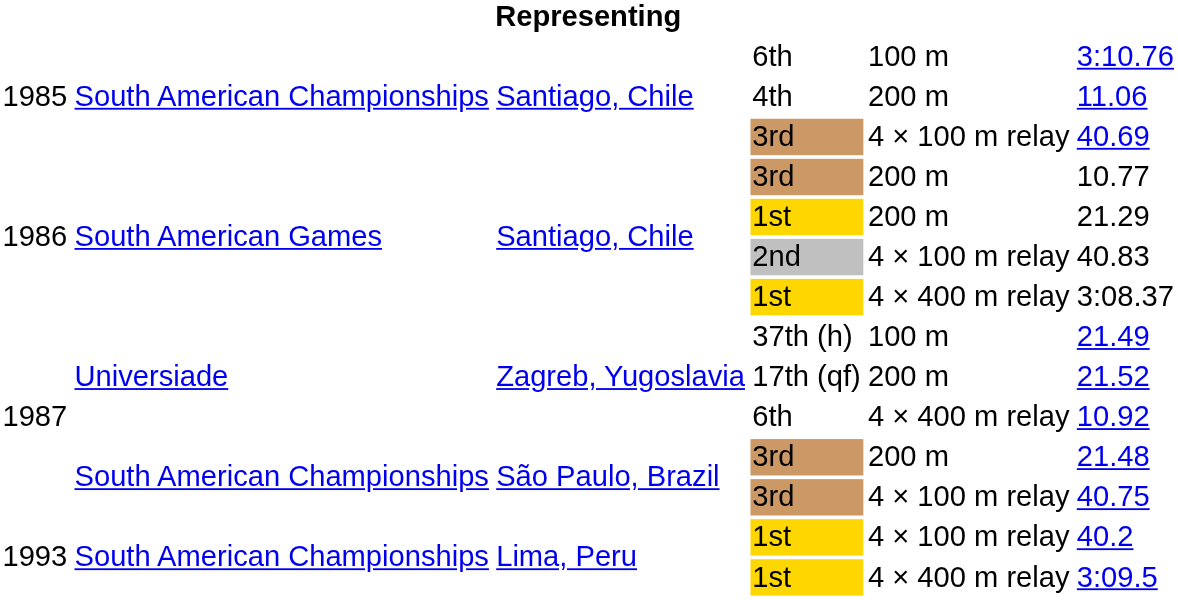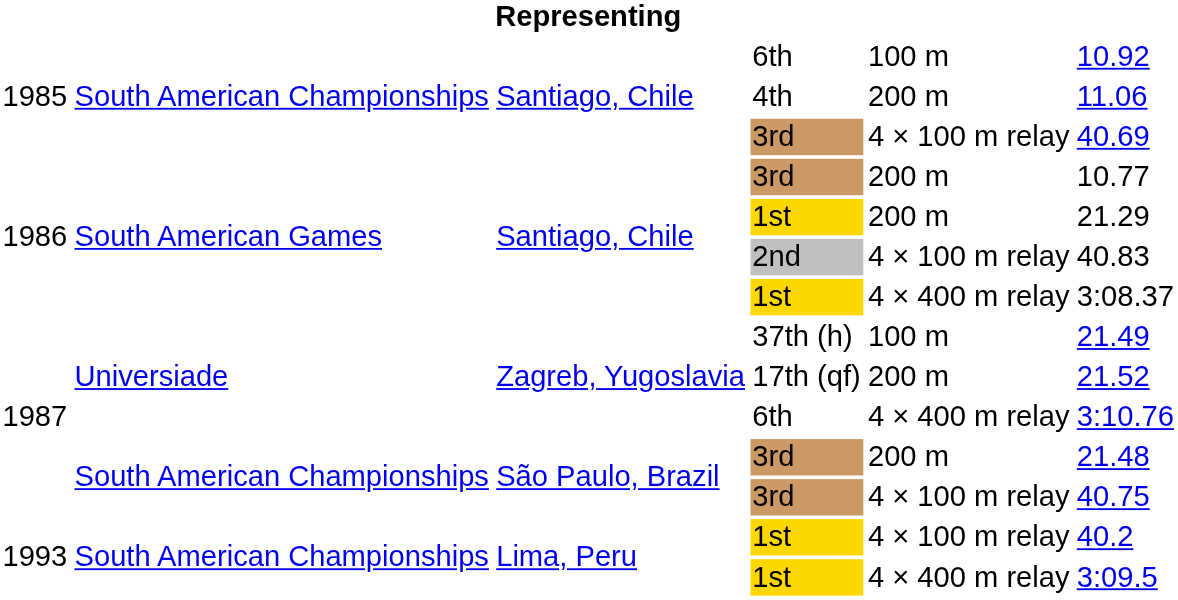(1125, 56) 3:10.76 -> (1113, 56) 10.92
(1113, 416) 10.92 -> (1125, 416) 3:10.76
